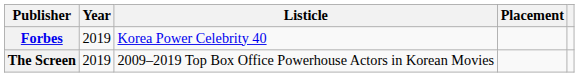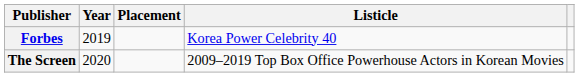columns swapped: (306, 15) <-> (532, 15)
(97, 60) 2019 -> (97, 60) 2020
